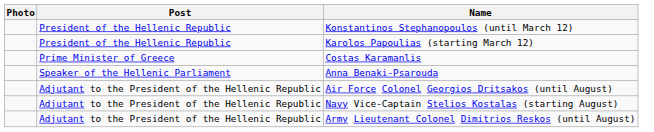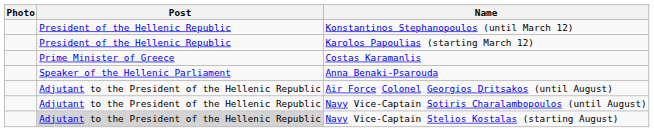+ row: (486, 104)
(180, 104) no background -> (180, 119) lightgrey background
- row: (480, 119)
